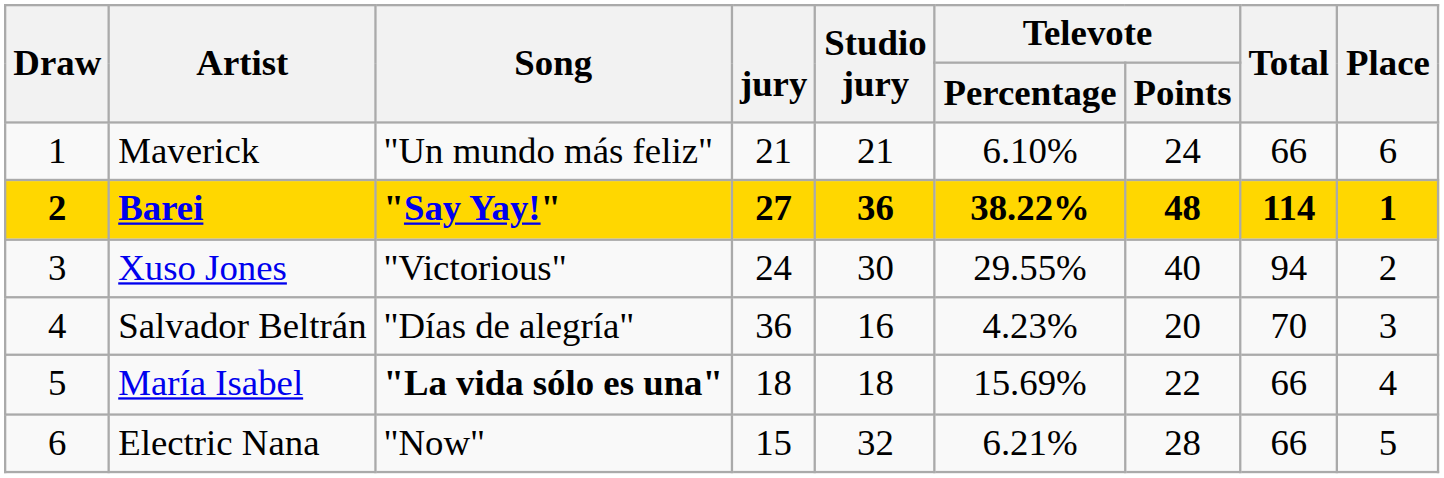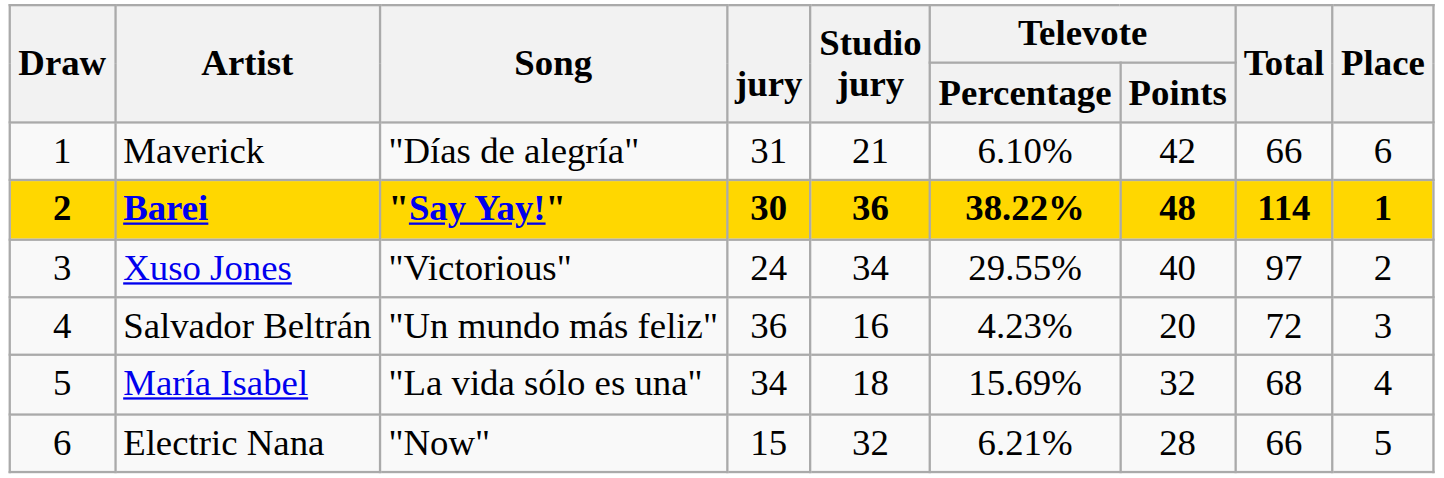(548, 150) "Un mundo más feliz" -> (514, 150) "Días de alegría"
(774, 150) 21 -> (769, 150) 31
(1183, 150) 24 -> (1178, 150) 42
(774, 208) 27 -> (769, 208) 30
(875, 267) 30 -> (870, 267) 34
(1289, 267) 94 -> (1284, 267) 97
(509, 325) "Días de alegría" -> (553, 325) "Un mundo más feliz"
(1289, 325) 70 -> (1284, 325) 72
(553, 383) bold -> (546, 383) normal
(774, 383) 18 -> (769, 383) 34
(1183, 383) 22 -> (1178, 383) 32
(1289, 383) 66 -> (1284, 383) 68
